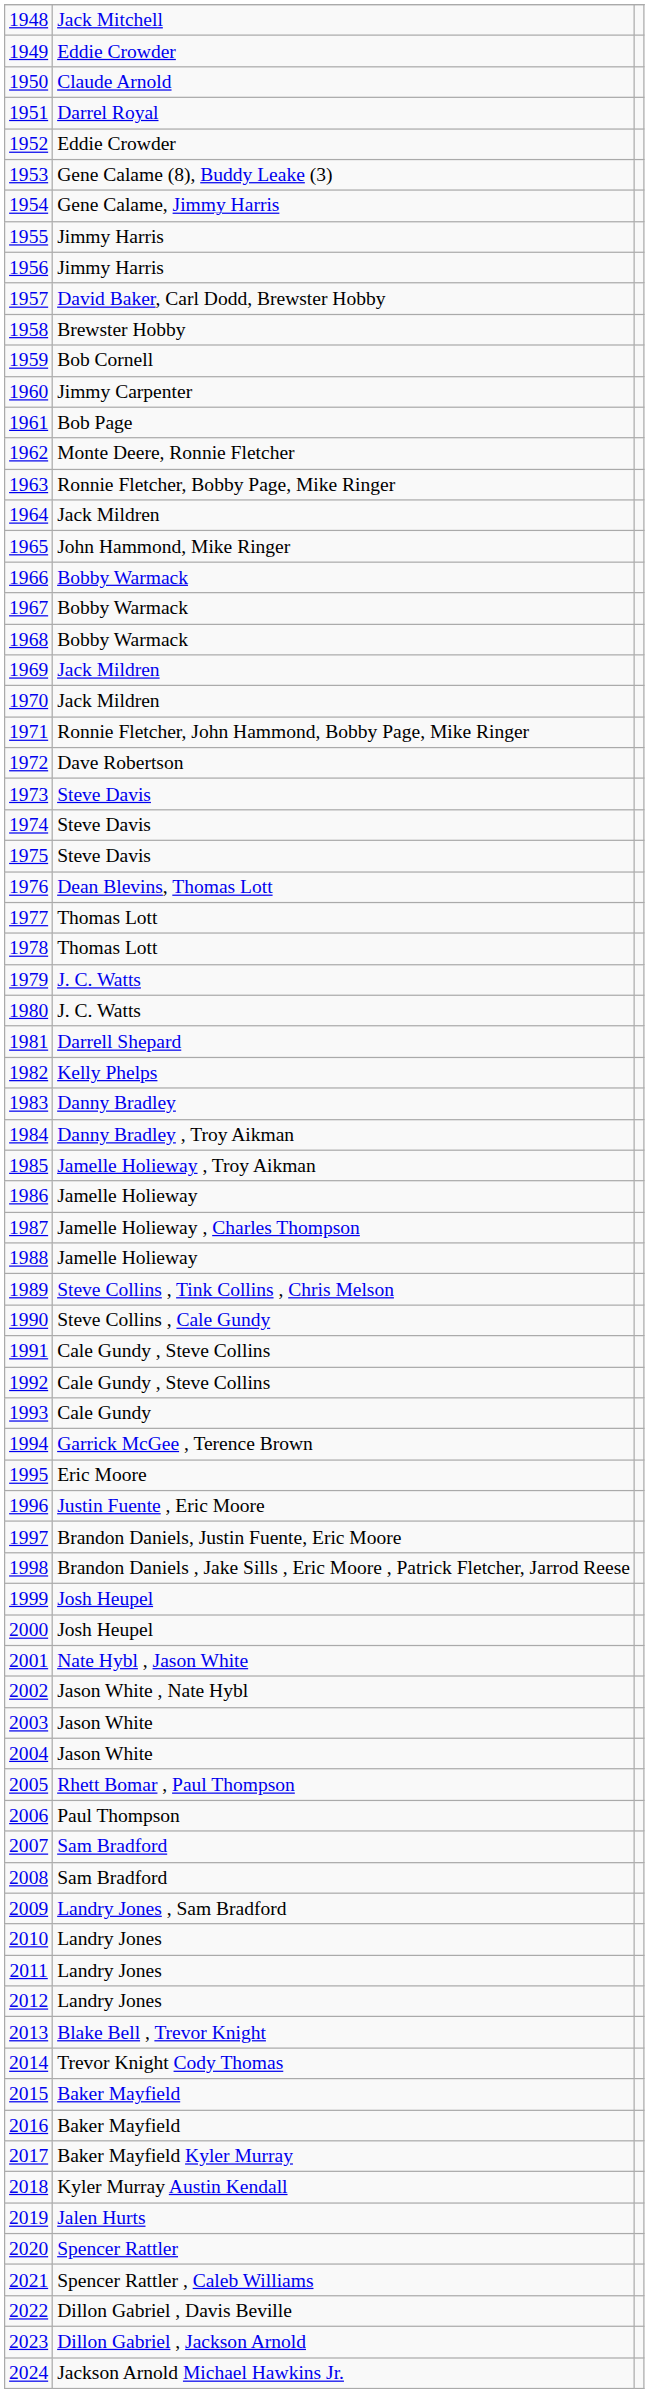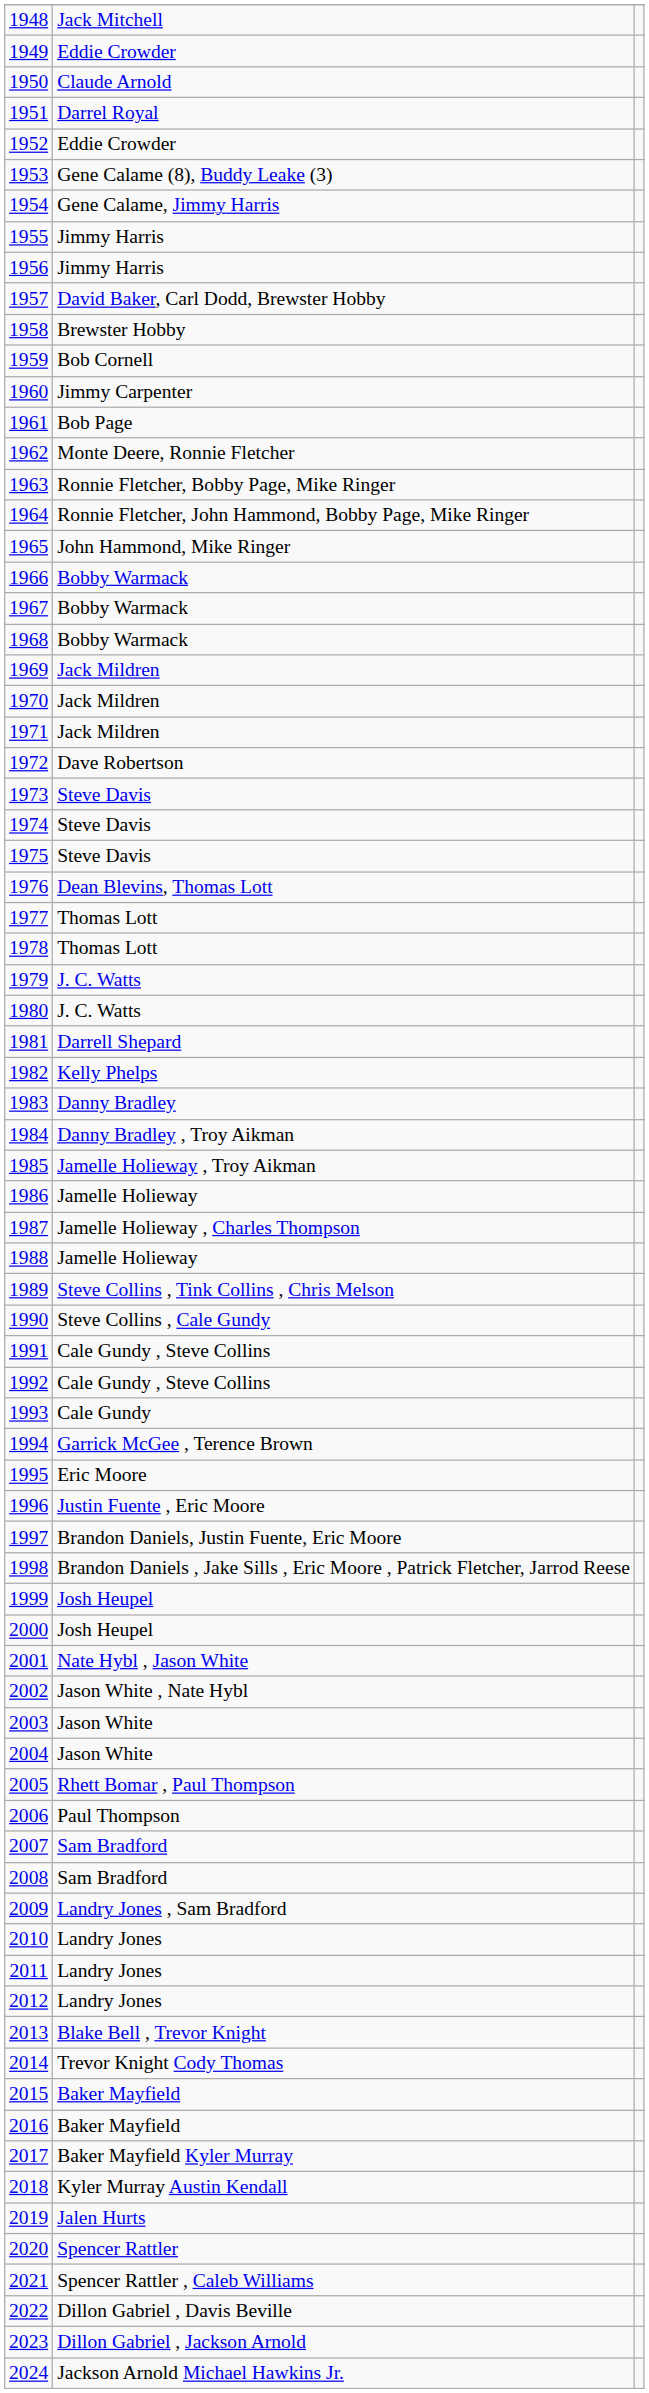(108, 515) Jack Mildren -> (293, 515) Ronnie Fletcher, John Hammond, Bobby Page, Mike Ringer
(293, 732) Ronnie Fletcher, John Hammond, Bobby Page, Mike Ringer -> (108, 732) Jack Mildren
